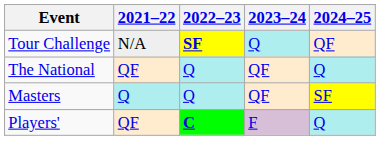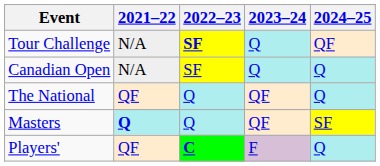+ row: (59, 69)
(124, 95) normal -> (124, 122) bold
